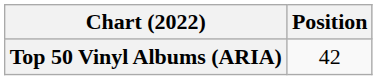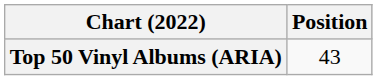(330, 56) 42 -> (330, 56) 43
